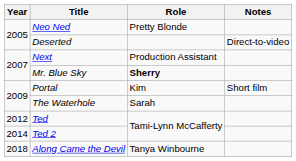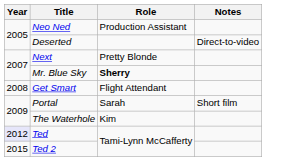(158, 27) Pretty Blonde -> (143, 27) Production Assistant
(173, 57) Production Assistant -> (128, 57) Pretty Blonde
+ row: (54, 88)
(138, 88) Kim -> (112, 103) Sarah
(142, 103) Sarah -> (108, 118) Kim
(17, 118) no background -> (17, 133) lavender background
(17, 133) 2014 -> (17, 149) 2015
- row: (79, 149)
